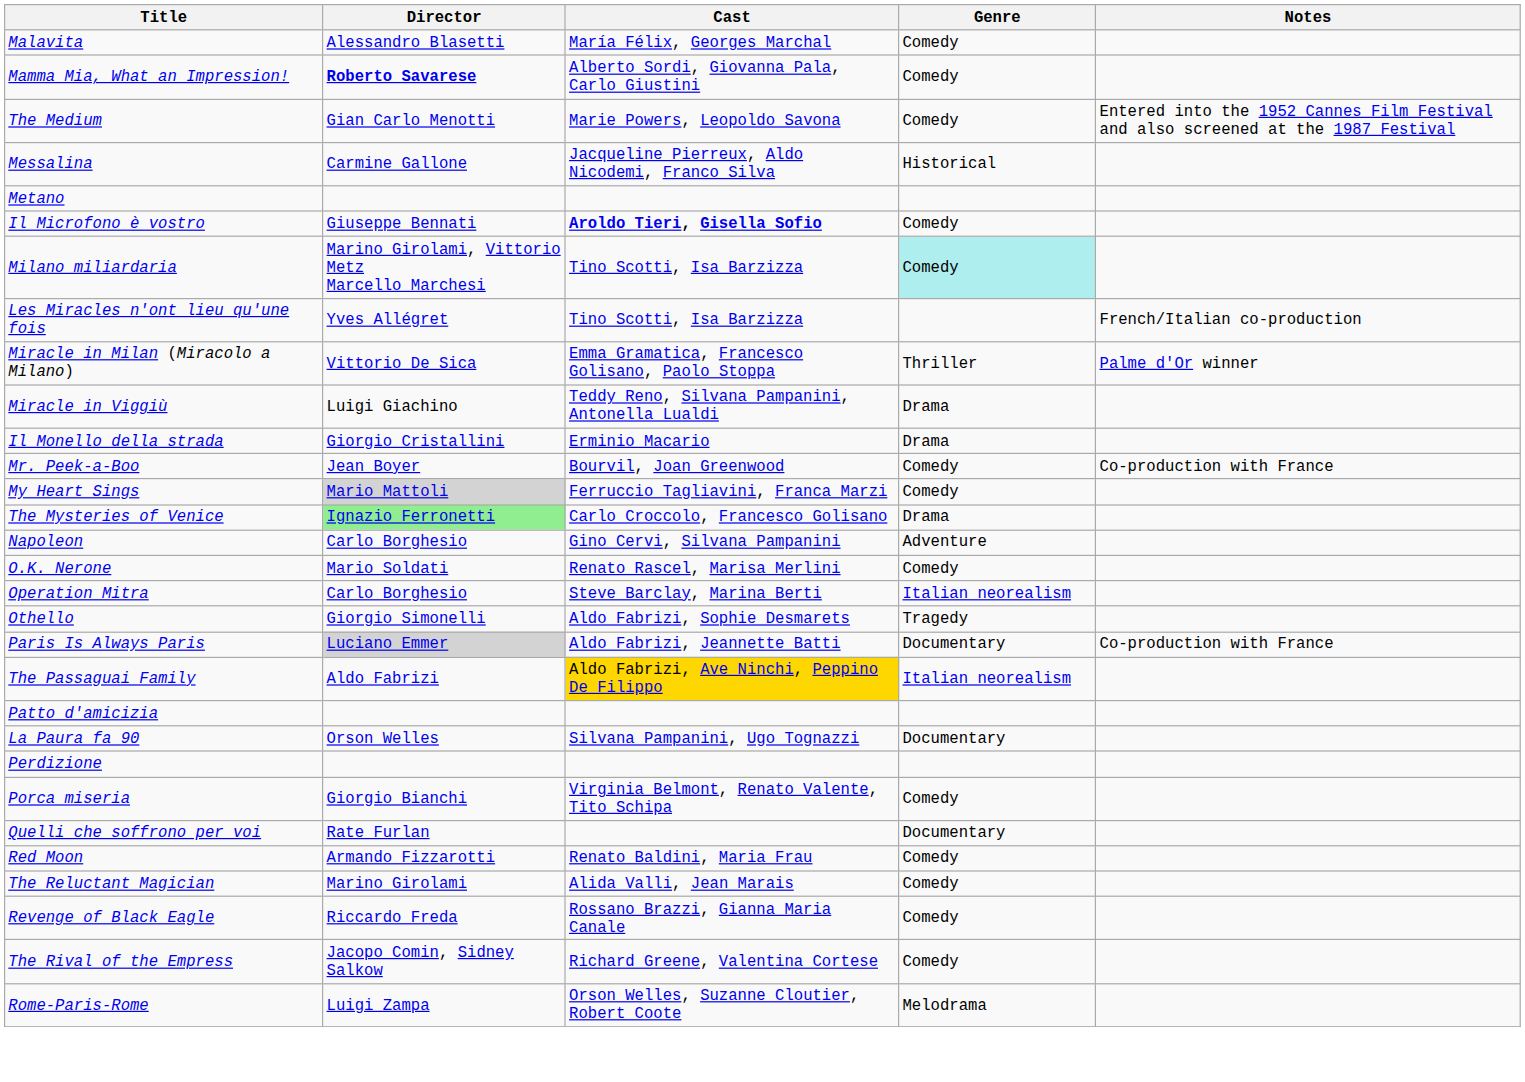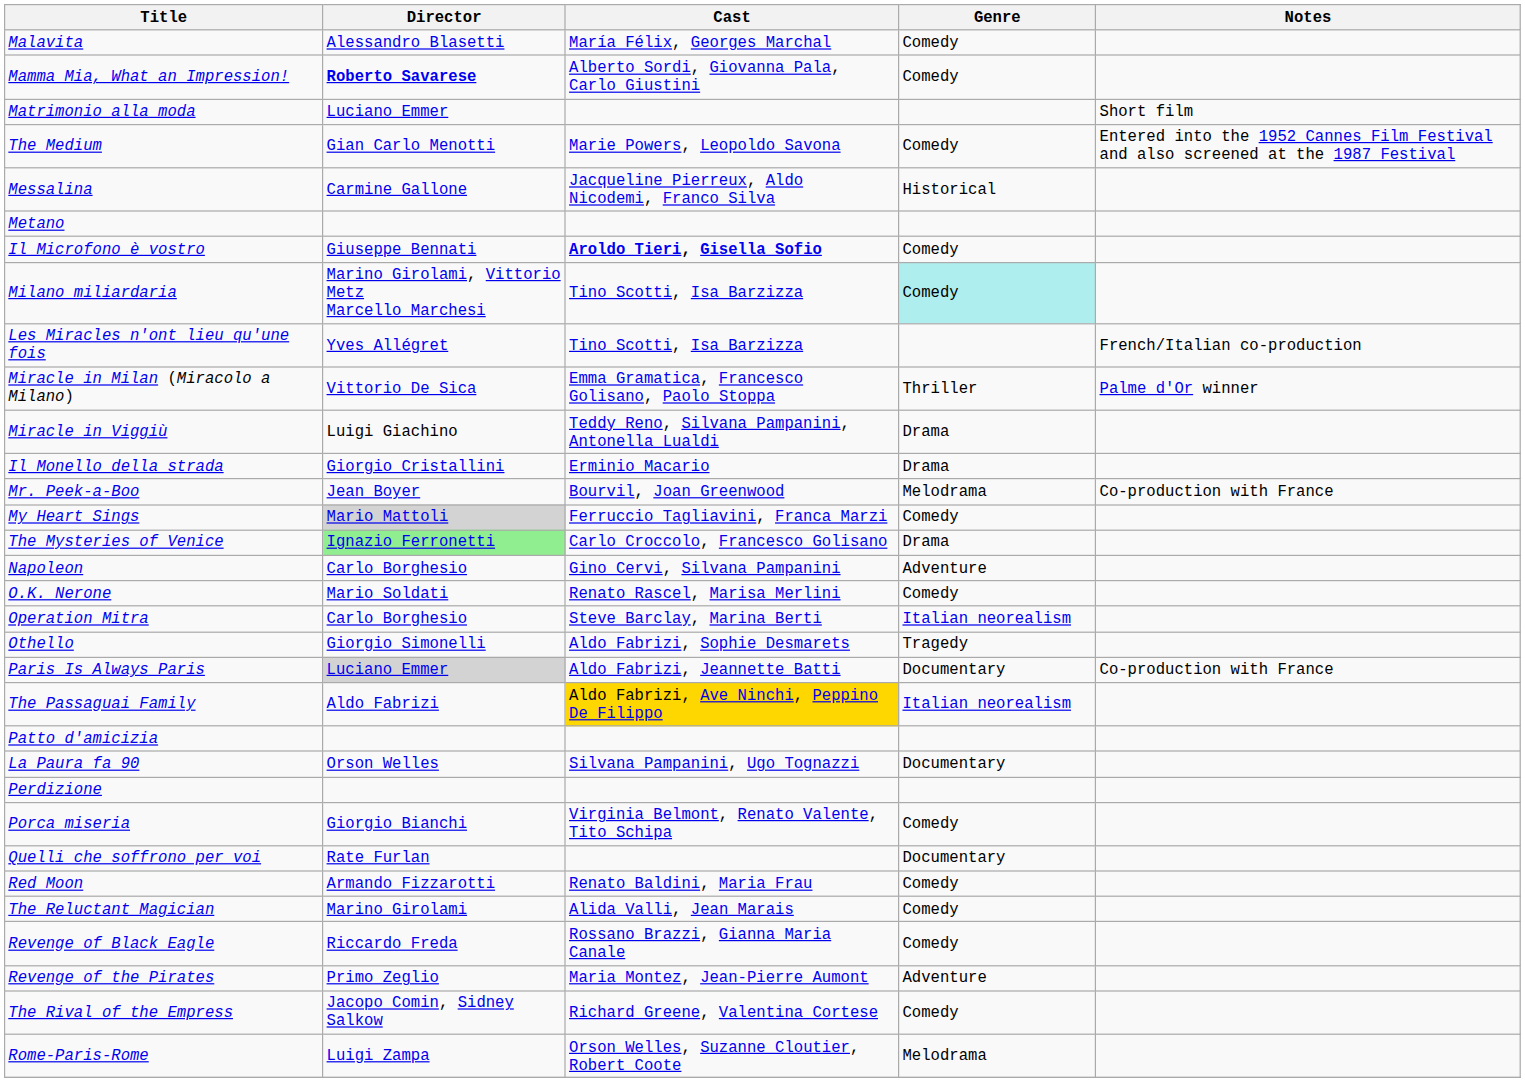+ row: (102, 112)
(931, 466) Comedy -> (945, 492) Melodrama
+ row: (111, 978)
